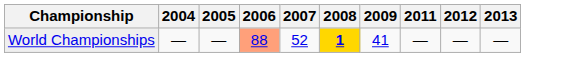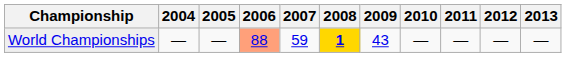+ column: (421, 16)
(300, 40) 52 -> (300, 40) 59
(380, 40) 41 -> (380, 40) 43
